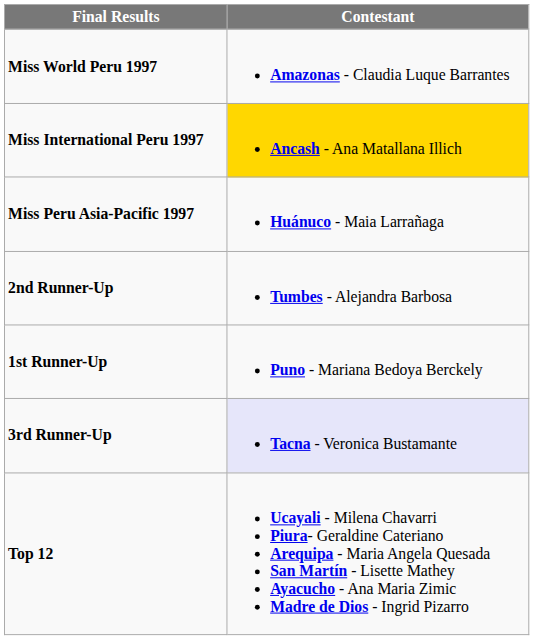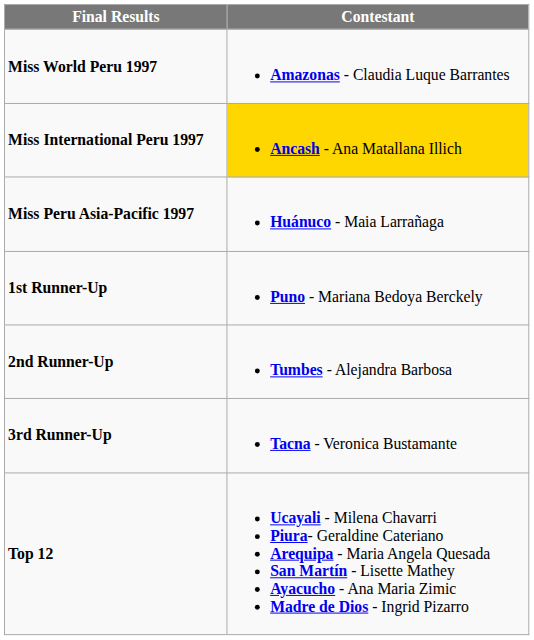rows swapped: (58, 361) <-> (61, 287)
(378, 444) lavender background -> (378, 444) no background
